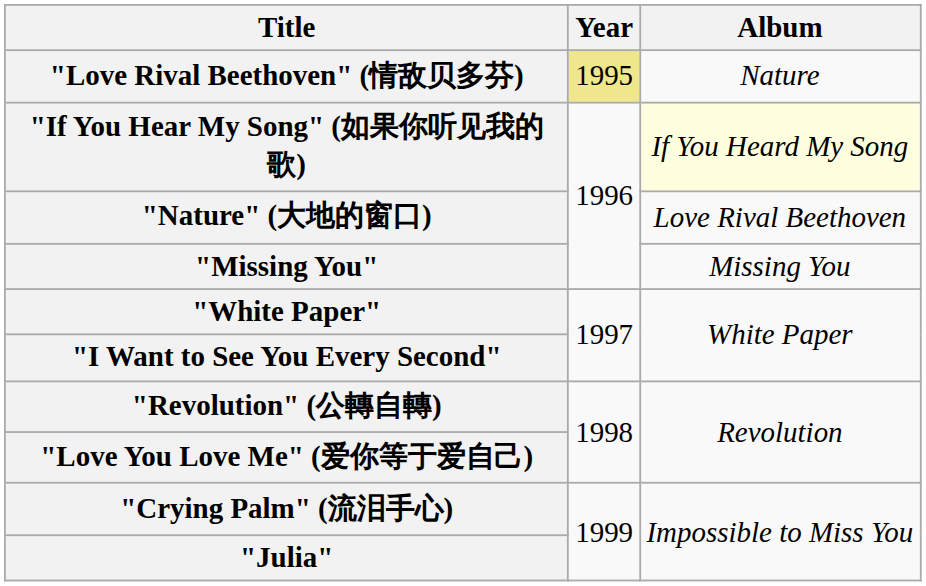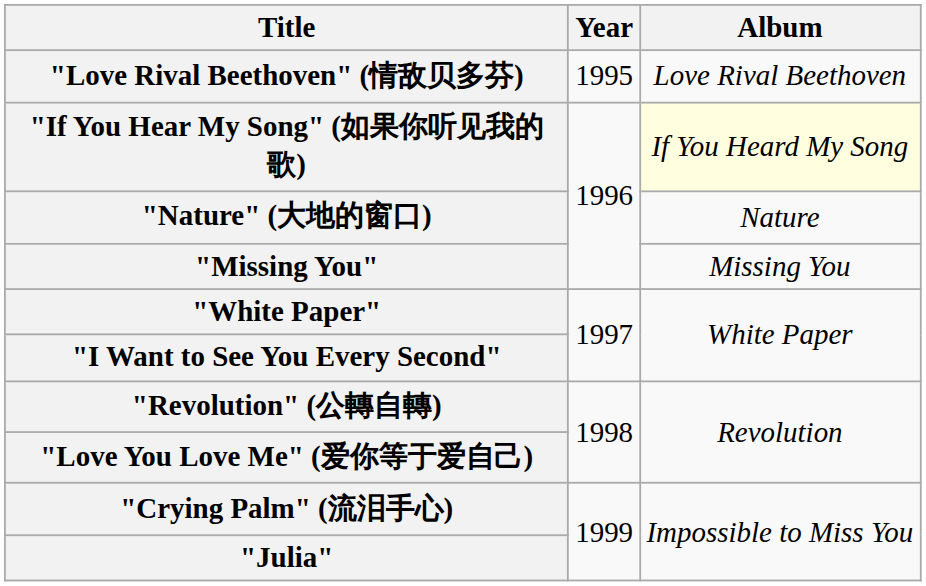(604, 76) khaki background -> (604, 76) no background
(780, 76) Nature -> (780, 76) Love Rival Beethoven
(780, 216) Love Rival Beethoven -> (780, 216) Nature
